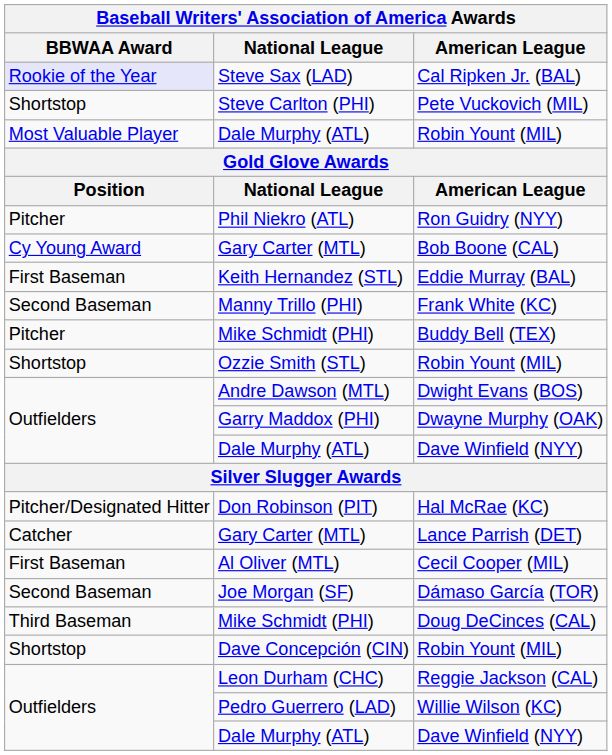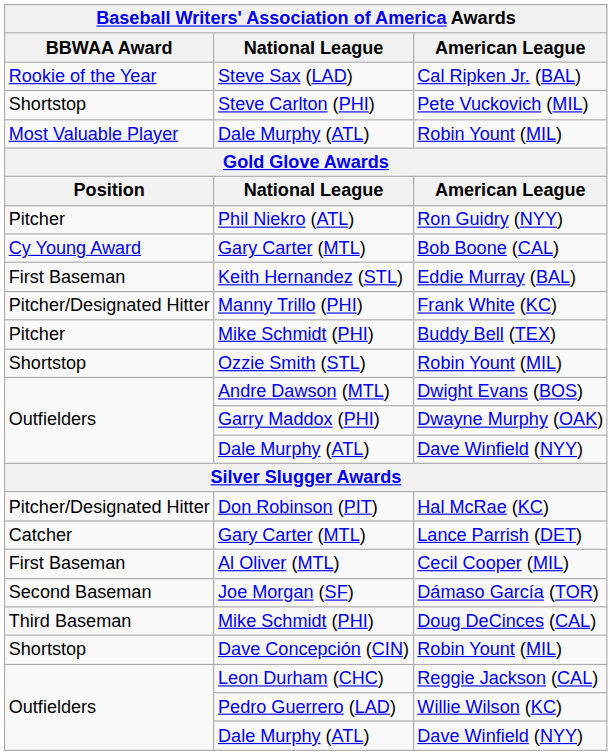(83, 76) lavender background -> (83, 76) no background
(80, 305) Second Baseman -> (109, 305) Pitcher/Designated Hitter
